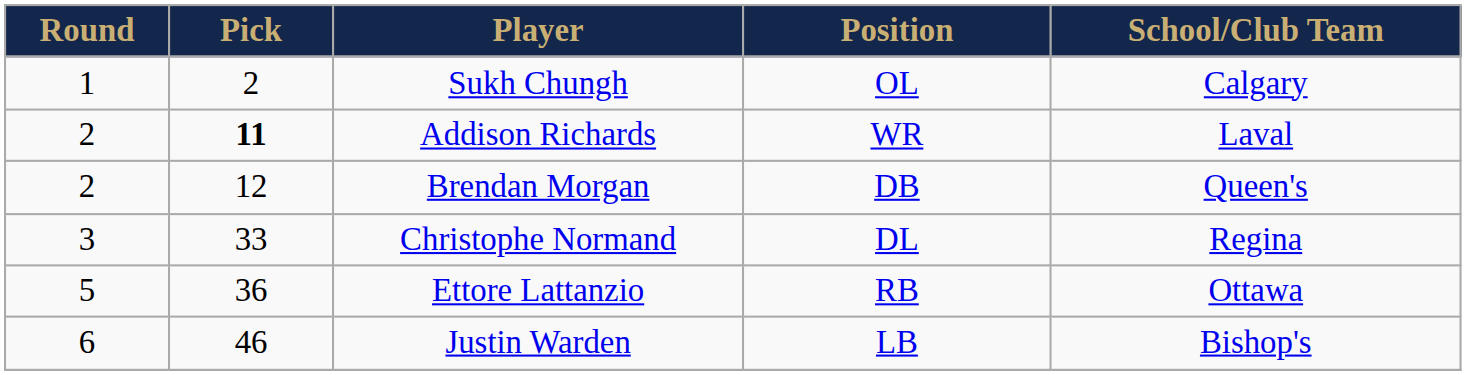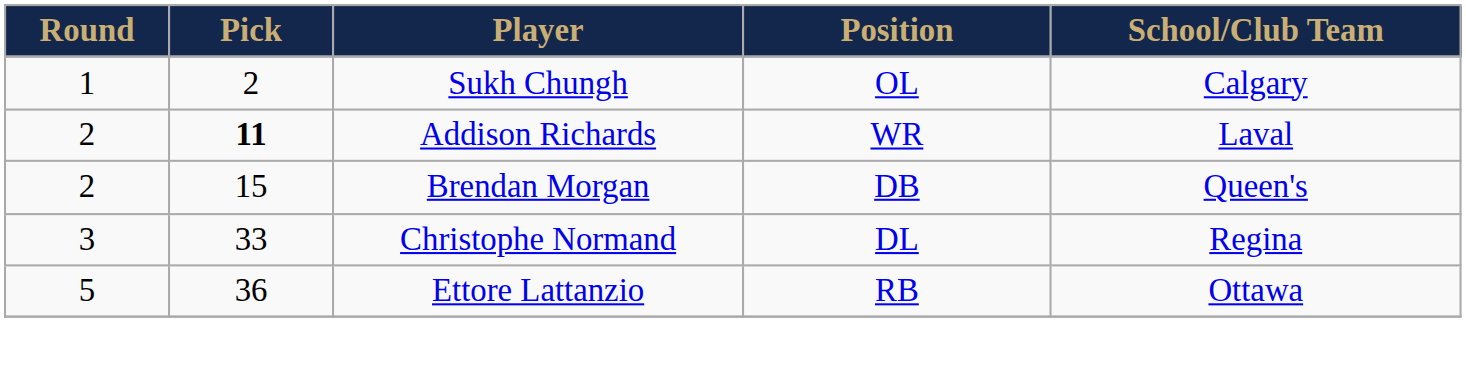(251, 186) 12 -> (251, 186) 15
- row: (538, 342)
